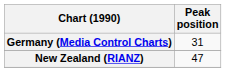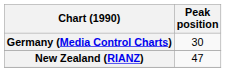(198, 42) 31 -> (198, 42) 30
